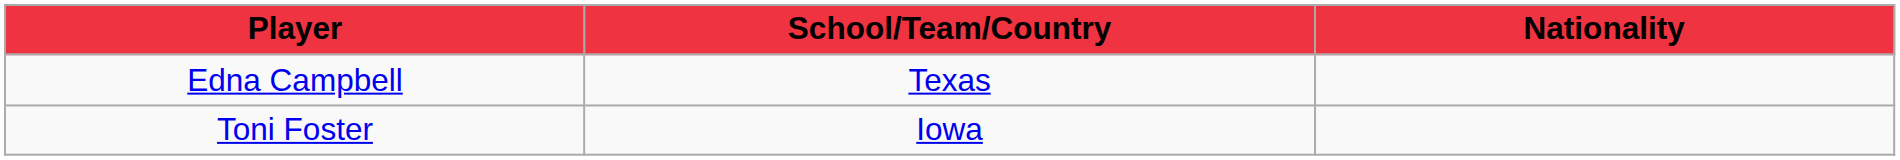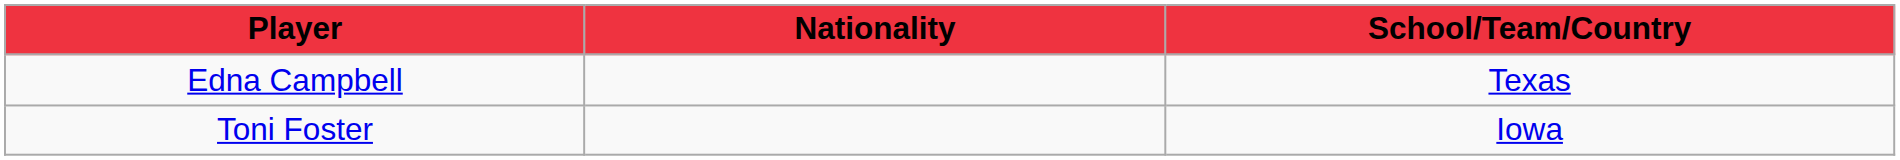columns swapped: (1604, 29) <-> (950, 29)
